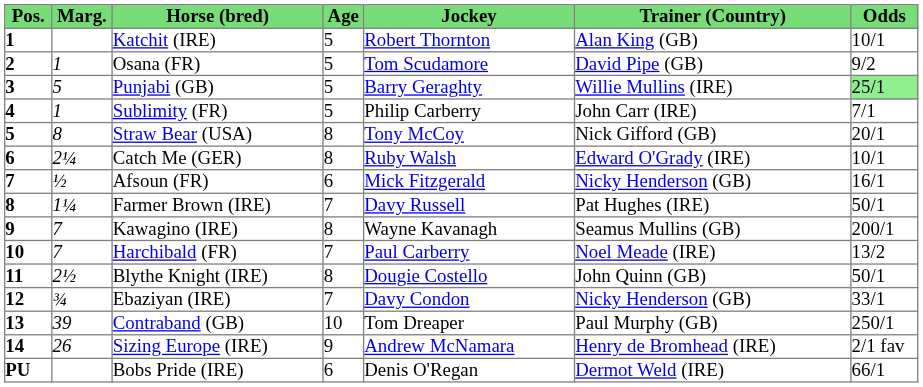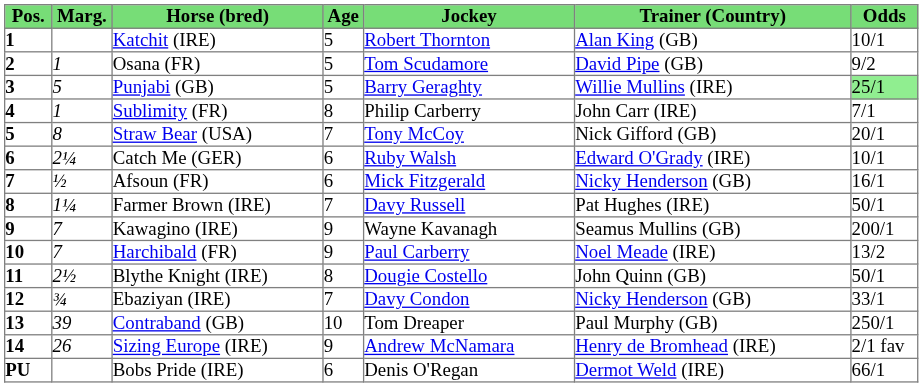(328, 110) 5 -> (328, 110) 8
(328, 134) 8 -> (328, 134) 7
(328, 157) 8 -> (328, 157) 6
(328, 228) 8 -> (328, 228) 9
(328, 252) 7 -> (328, 252) 9
